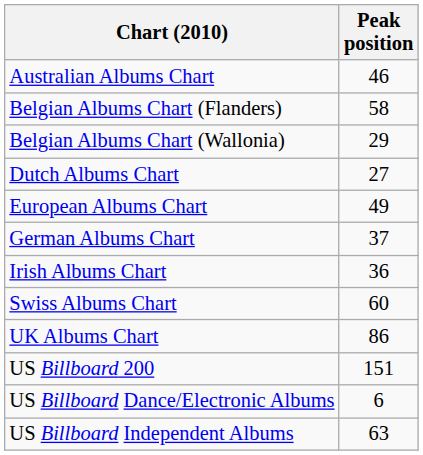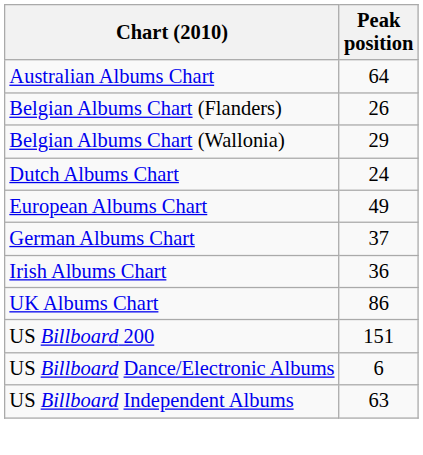(379, 76) 46 -> (379, 76) 64
(379, 108) 58 -> (379, 108) 26
(379, 173) 27 -> (379, 173) 24
- row: (93, 303)
